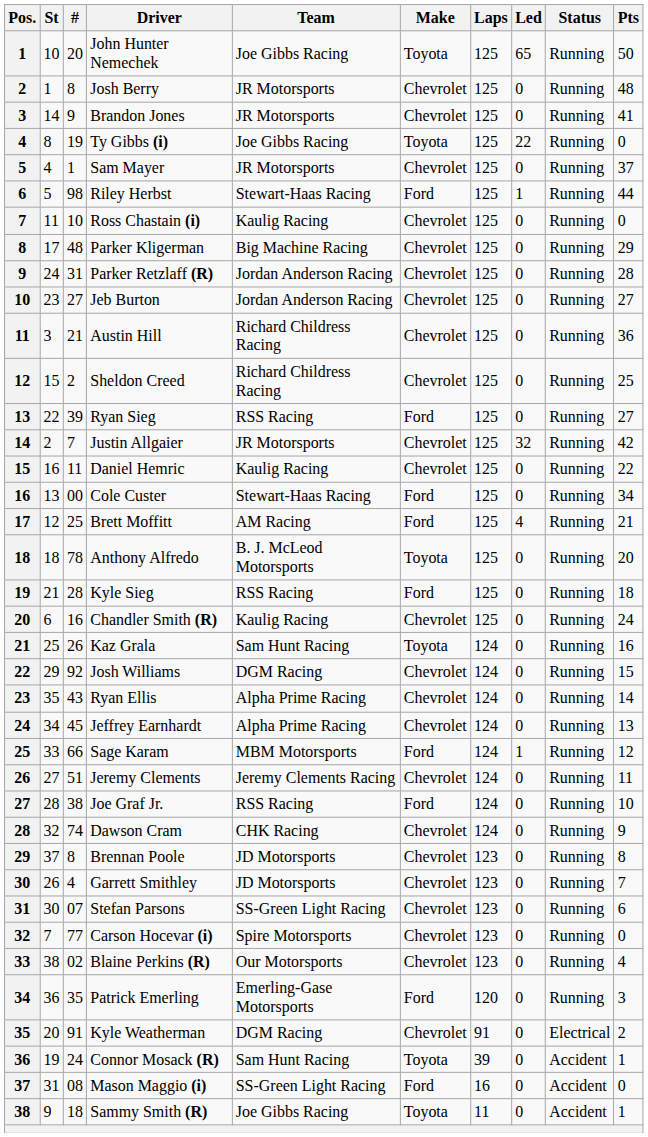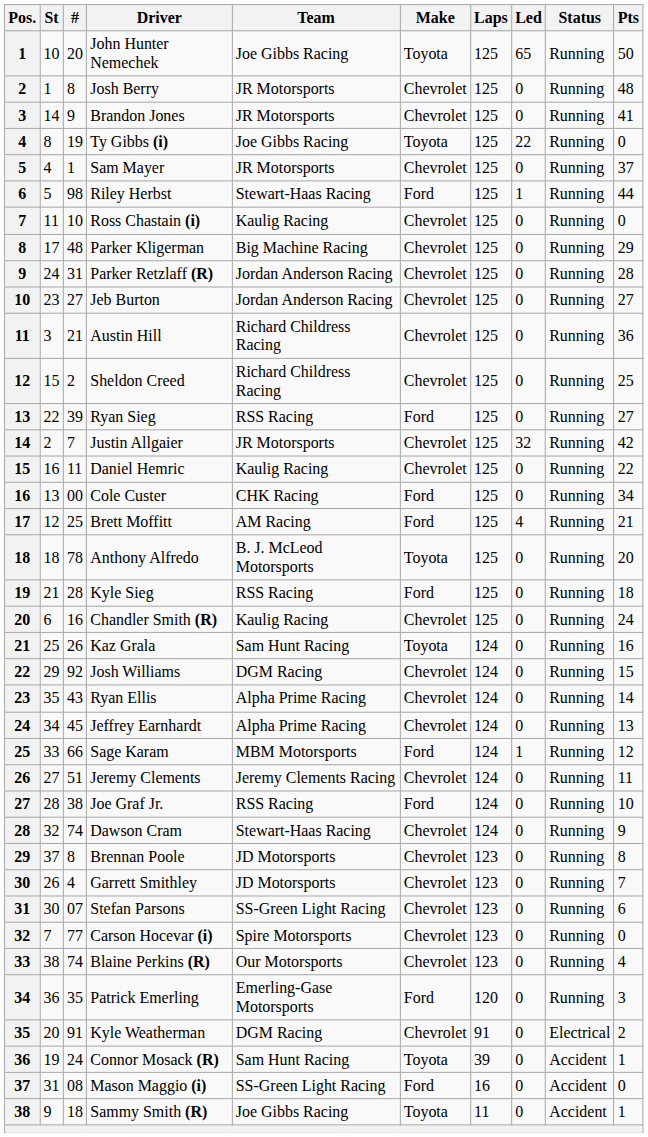(303, 495) Stewart-Haas Racing -> (277, 495) CHK Racing
(277, 830) CHK Racing -> (303, 830) Stewart-Haas Racing
(75, 961) 02 -> (75, 961) 74
